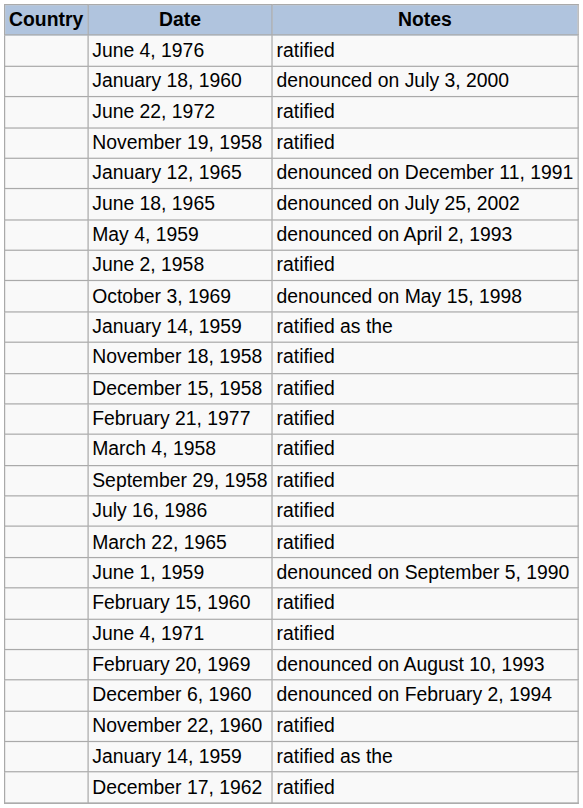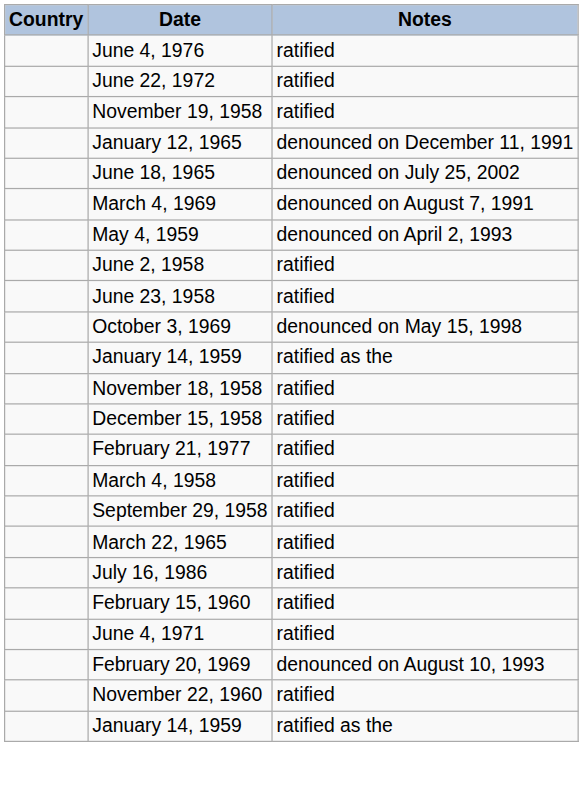- row: (167, 81)
+ row: (154, 204)
+ row: (154, 296)
rows swapped: (150, 511) <-> (159, 541)
- row: (148, 572)
- row: (172, 695)
- row: (177, 787)
